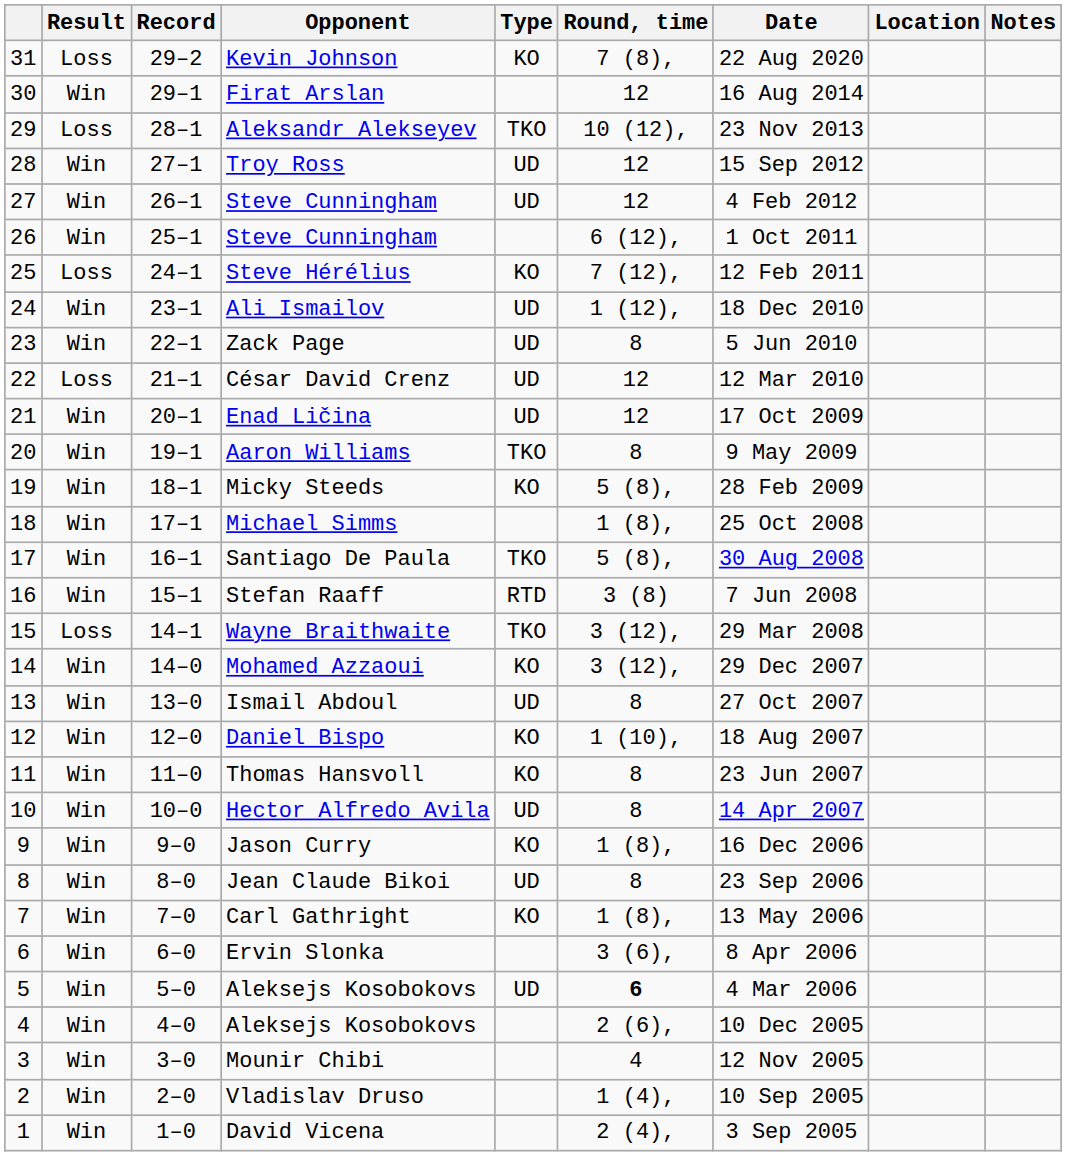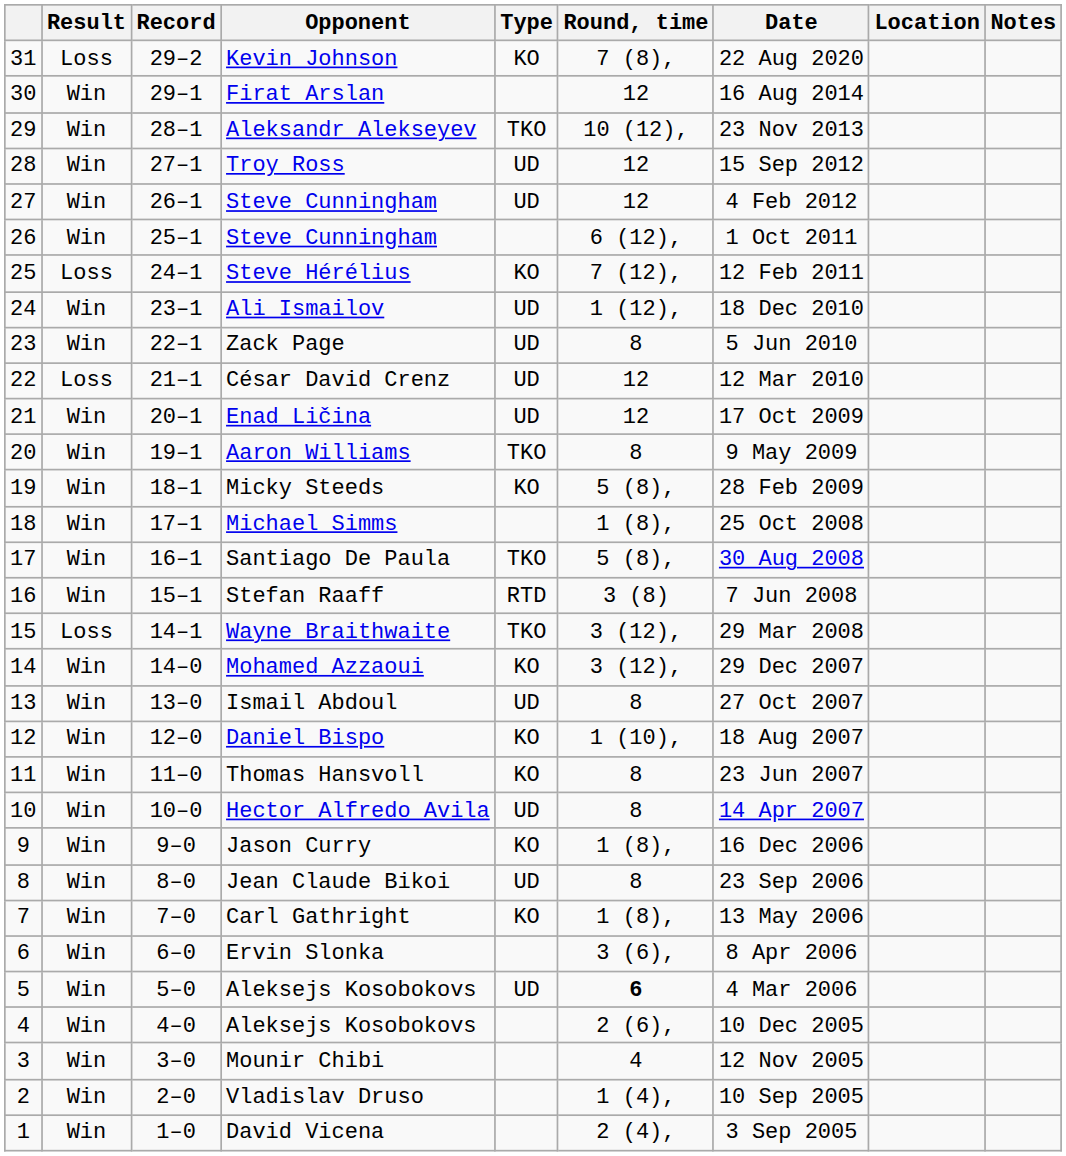(86, 130) Loss -> (86, 130) Win
